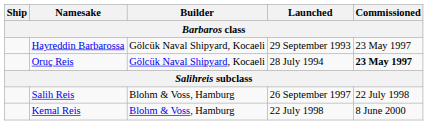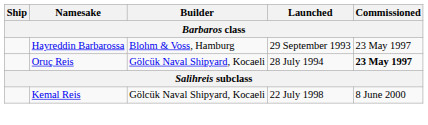(197, 45) Gölcük Naval Shipyard, Kocaeli -> (182, 45) Blohm & Voss, Hamburg
- row: (53, 95)
(182, 111) Blohm & Voss, Hamburg -> (197, 95) Gölcük Naval Shipyard, Kocaeli
